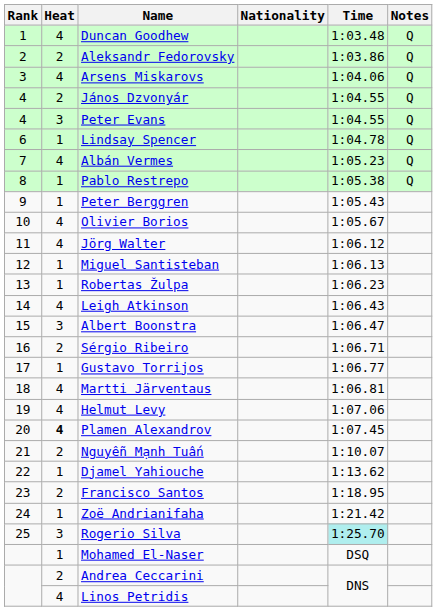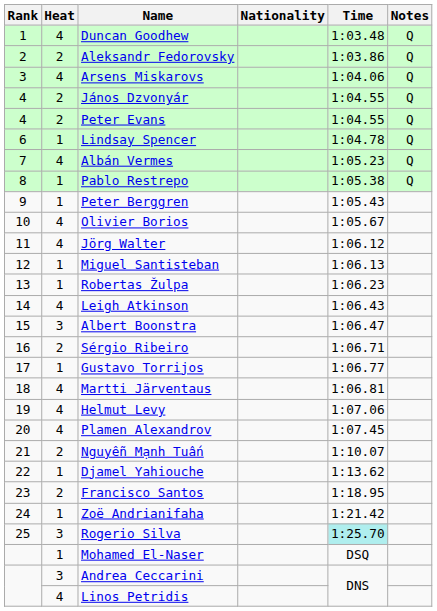(60, 119) 3 -> (60, 119) 2
(60, 430) bold -> (60, 430) normal
(60, 575) 2 -> (60, 575) 3
